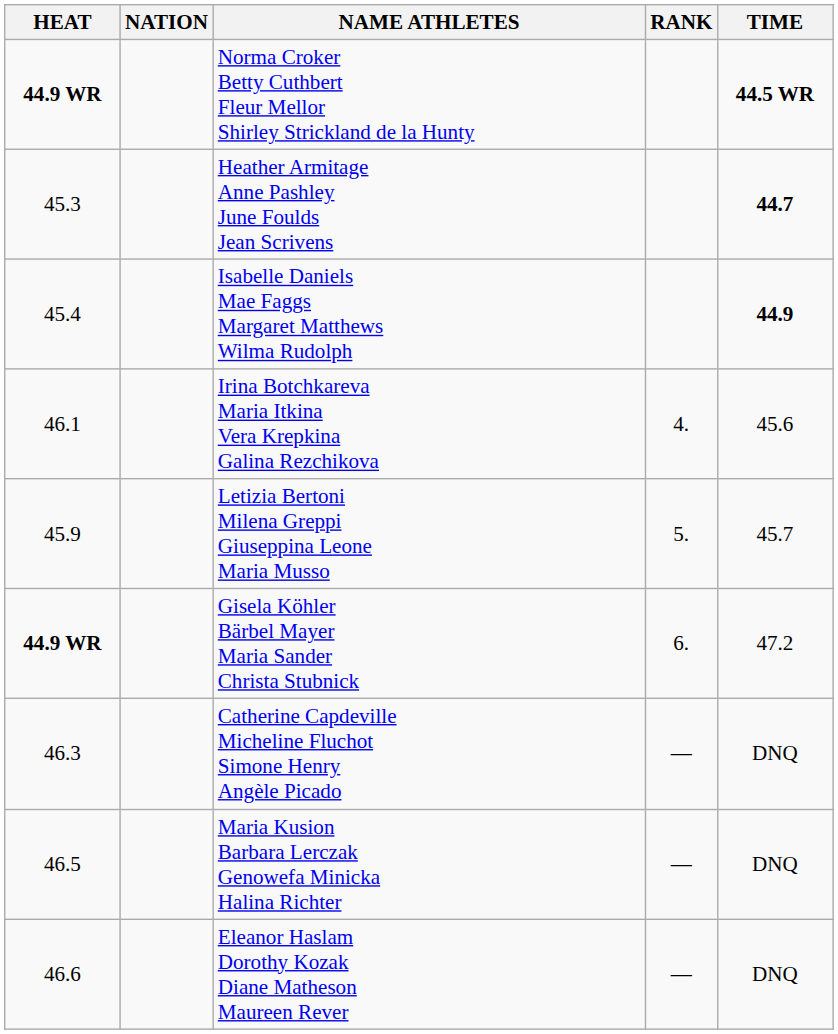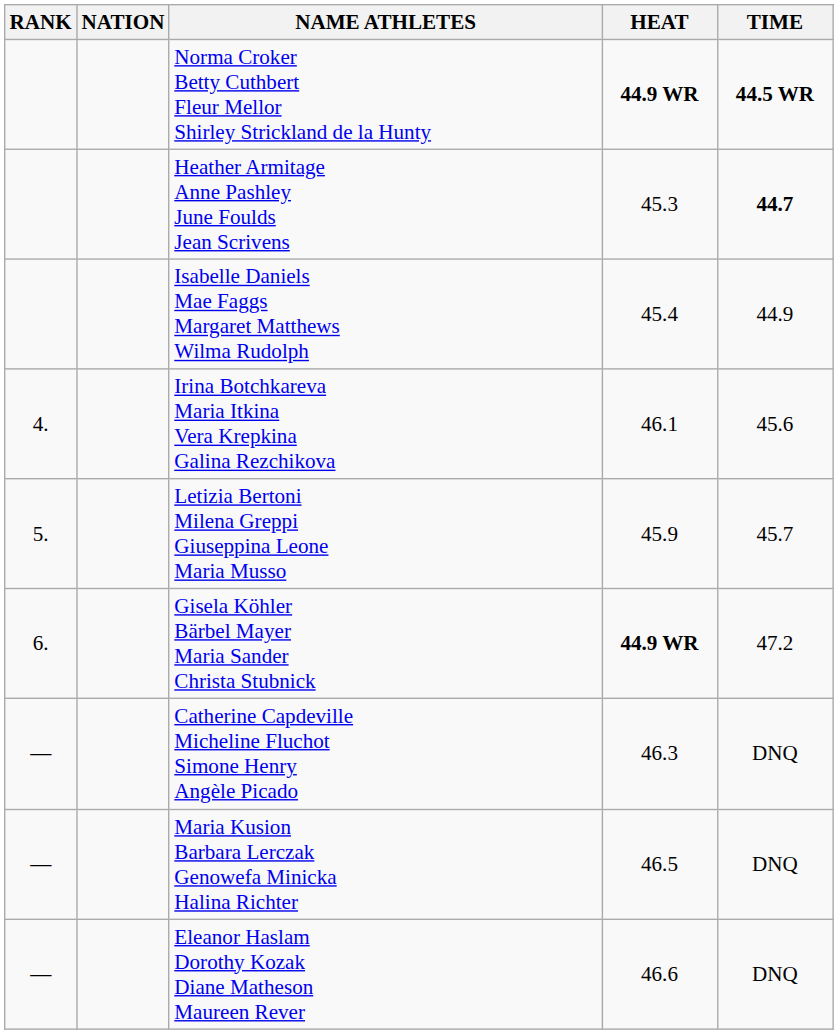columns swapped: (681, 22) <-> (62, 22)
(775, 314) bold -> (775, 314) normal
